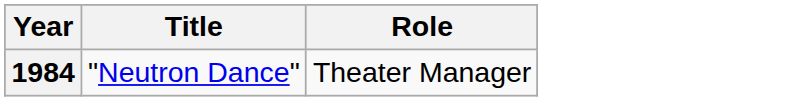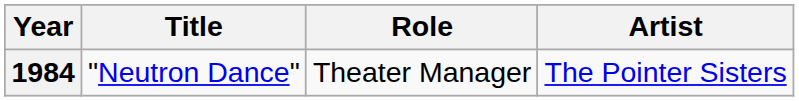+ column: (666, 27)
